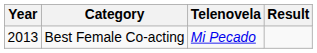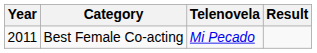(23, 37) 2013 -> (22, 37) 2011
